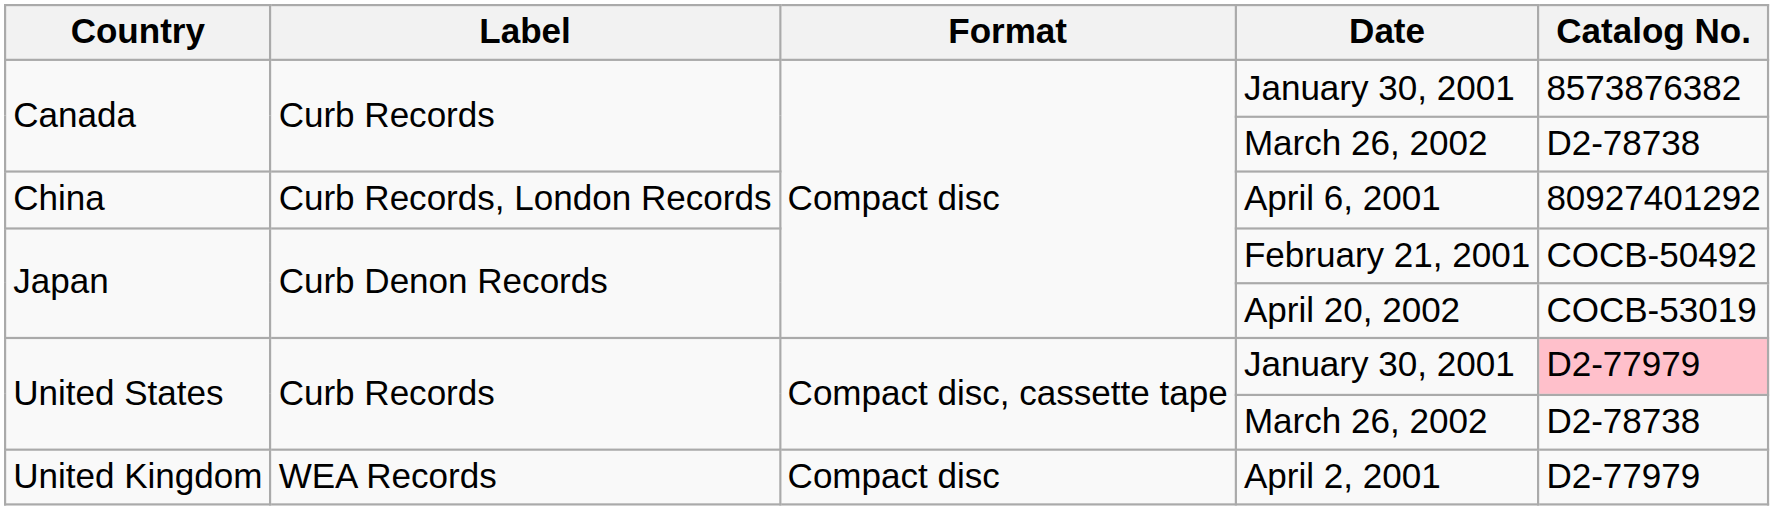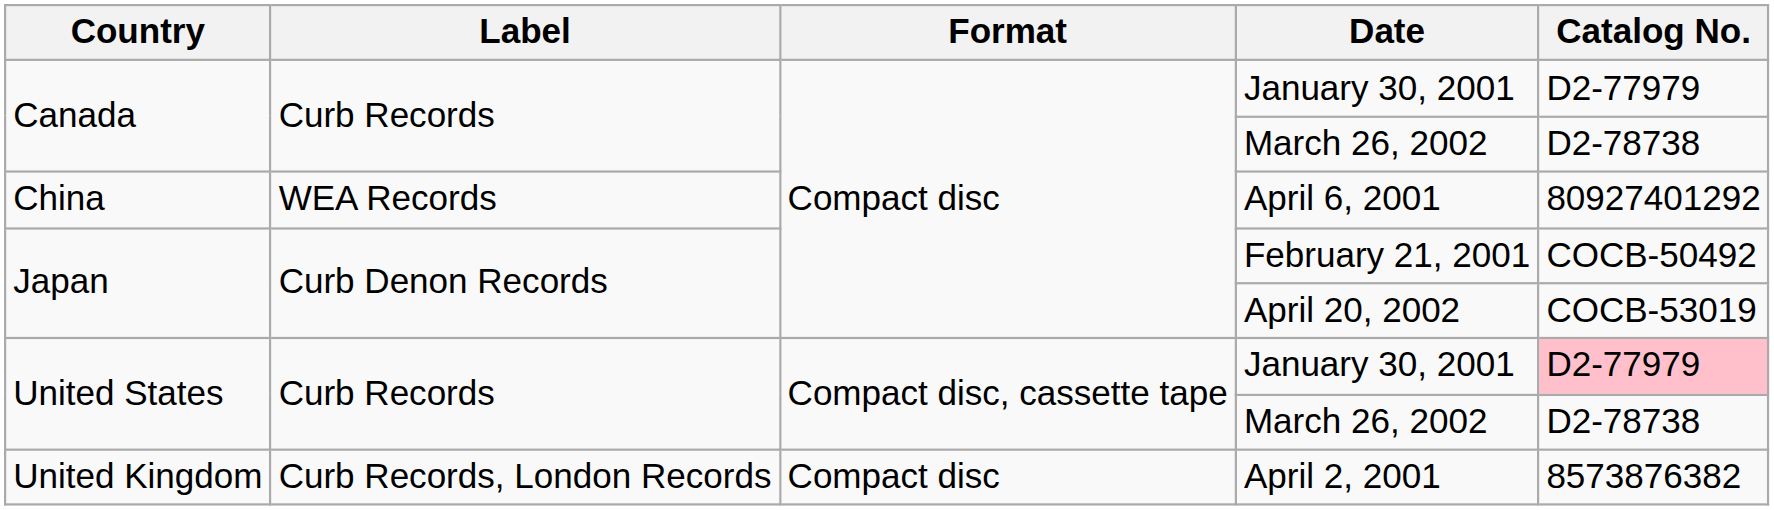(1644, 87) 8573876382 -> (1623, 87) D2-77979
(525, 198) Curb Records, London Records -> (388, 198) WEA Records
(388, 476) WEA Records -> (525, 476) Curb Records, London Records
(1623, 476) D2-77979 -> (1644, 476) 8573876382
